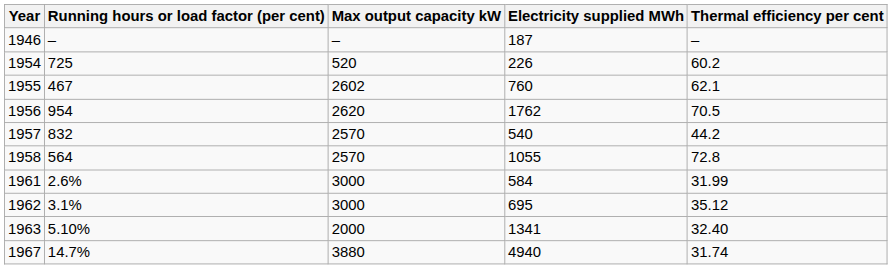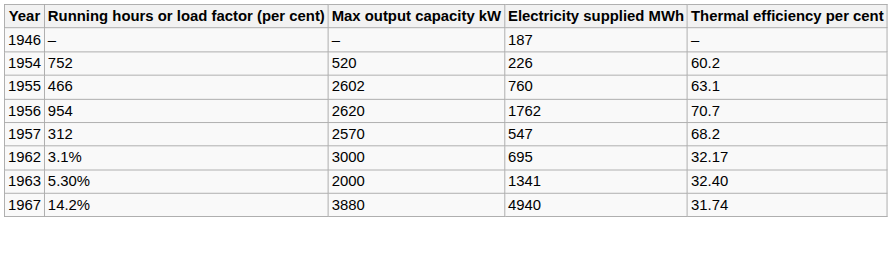(60, 63) 725 -> (60, 63) 752
(60, 87) 467 -> (60, 87) 466
(705, 87) 62.1 -> (705, 87) 63.1
(705, 110) 70.5 -> (705, 110) 70.7
(60, 134) 832 -> (60, 134) 312
(520, 134) 540 -> (520, 134) 547
(705, 134) 44.2 -> (705, 134) 68.2
- row: (24, 157)
- row: (24, 181)
(710, 205) 35.12 -> (710, 157) 32.17
(69, 228) 5.10% -> (69, 181) 5.30%
(69, 252) 14.7% -> (69, 205) 14.2%
